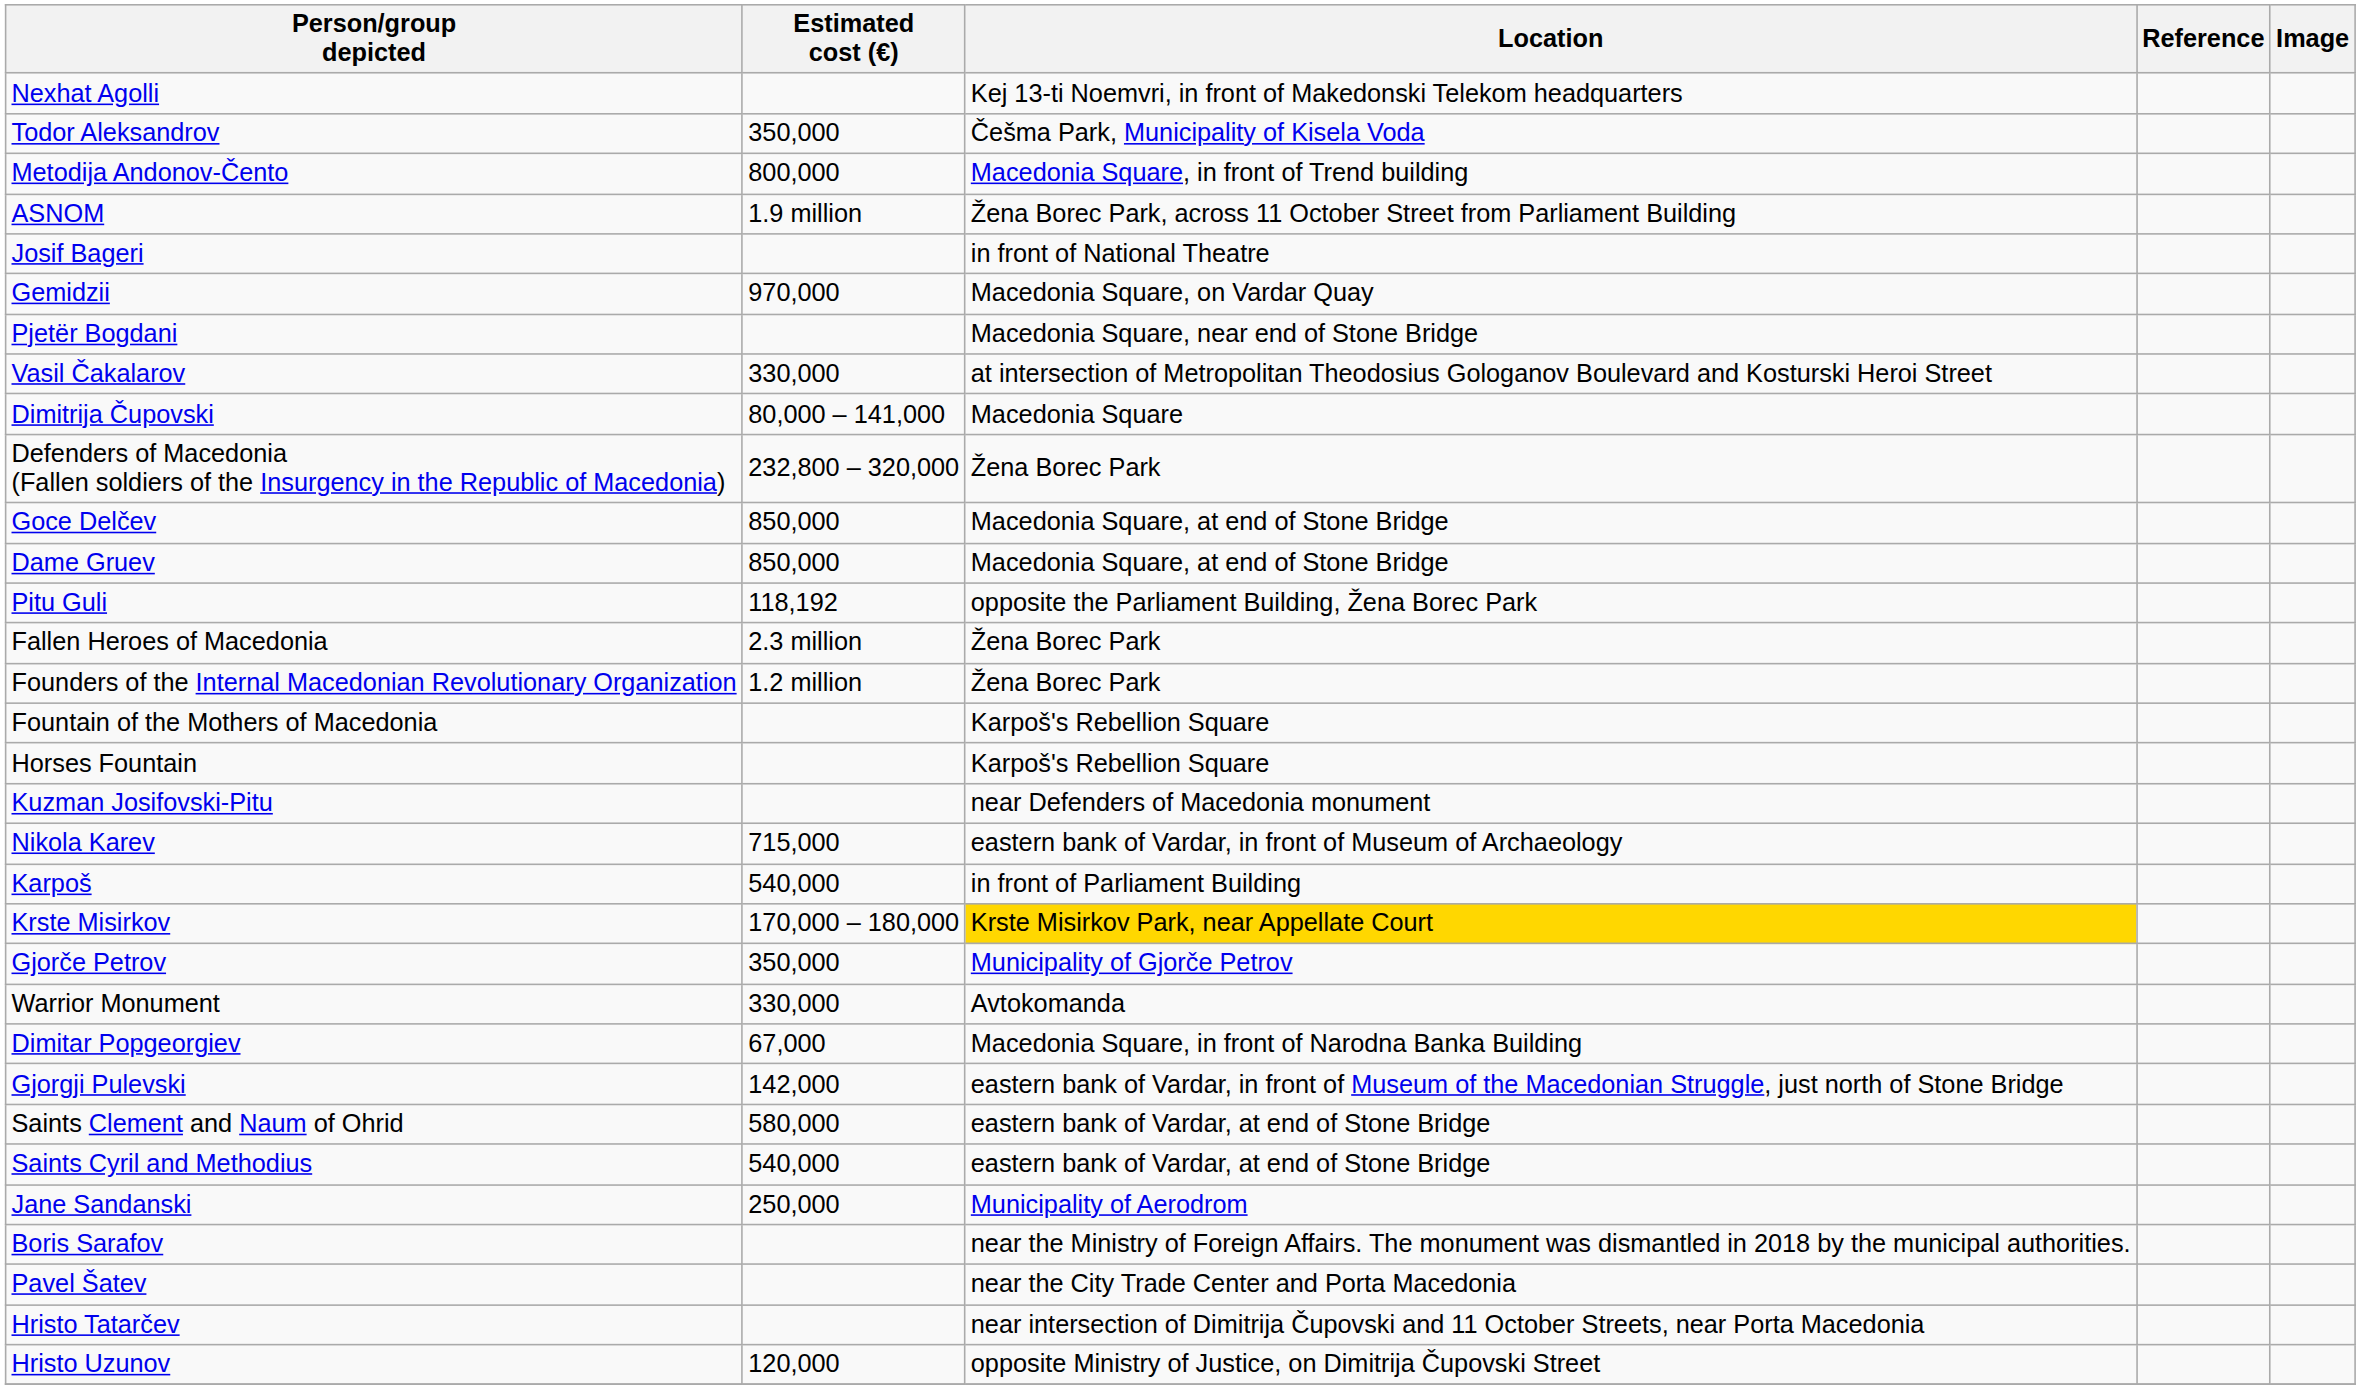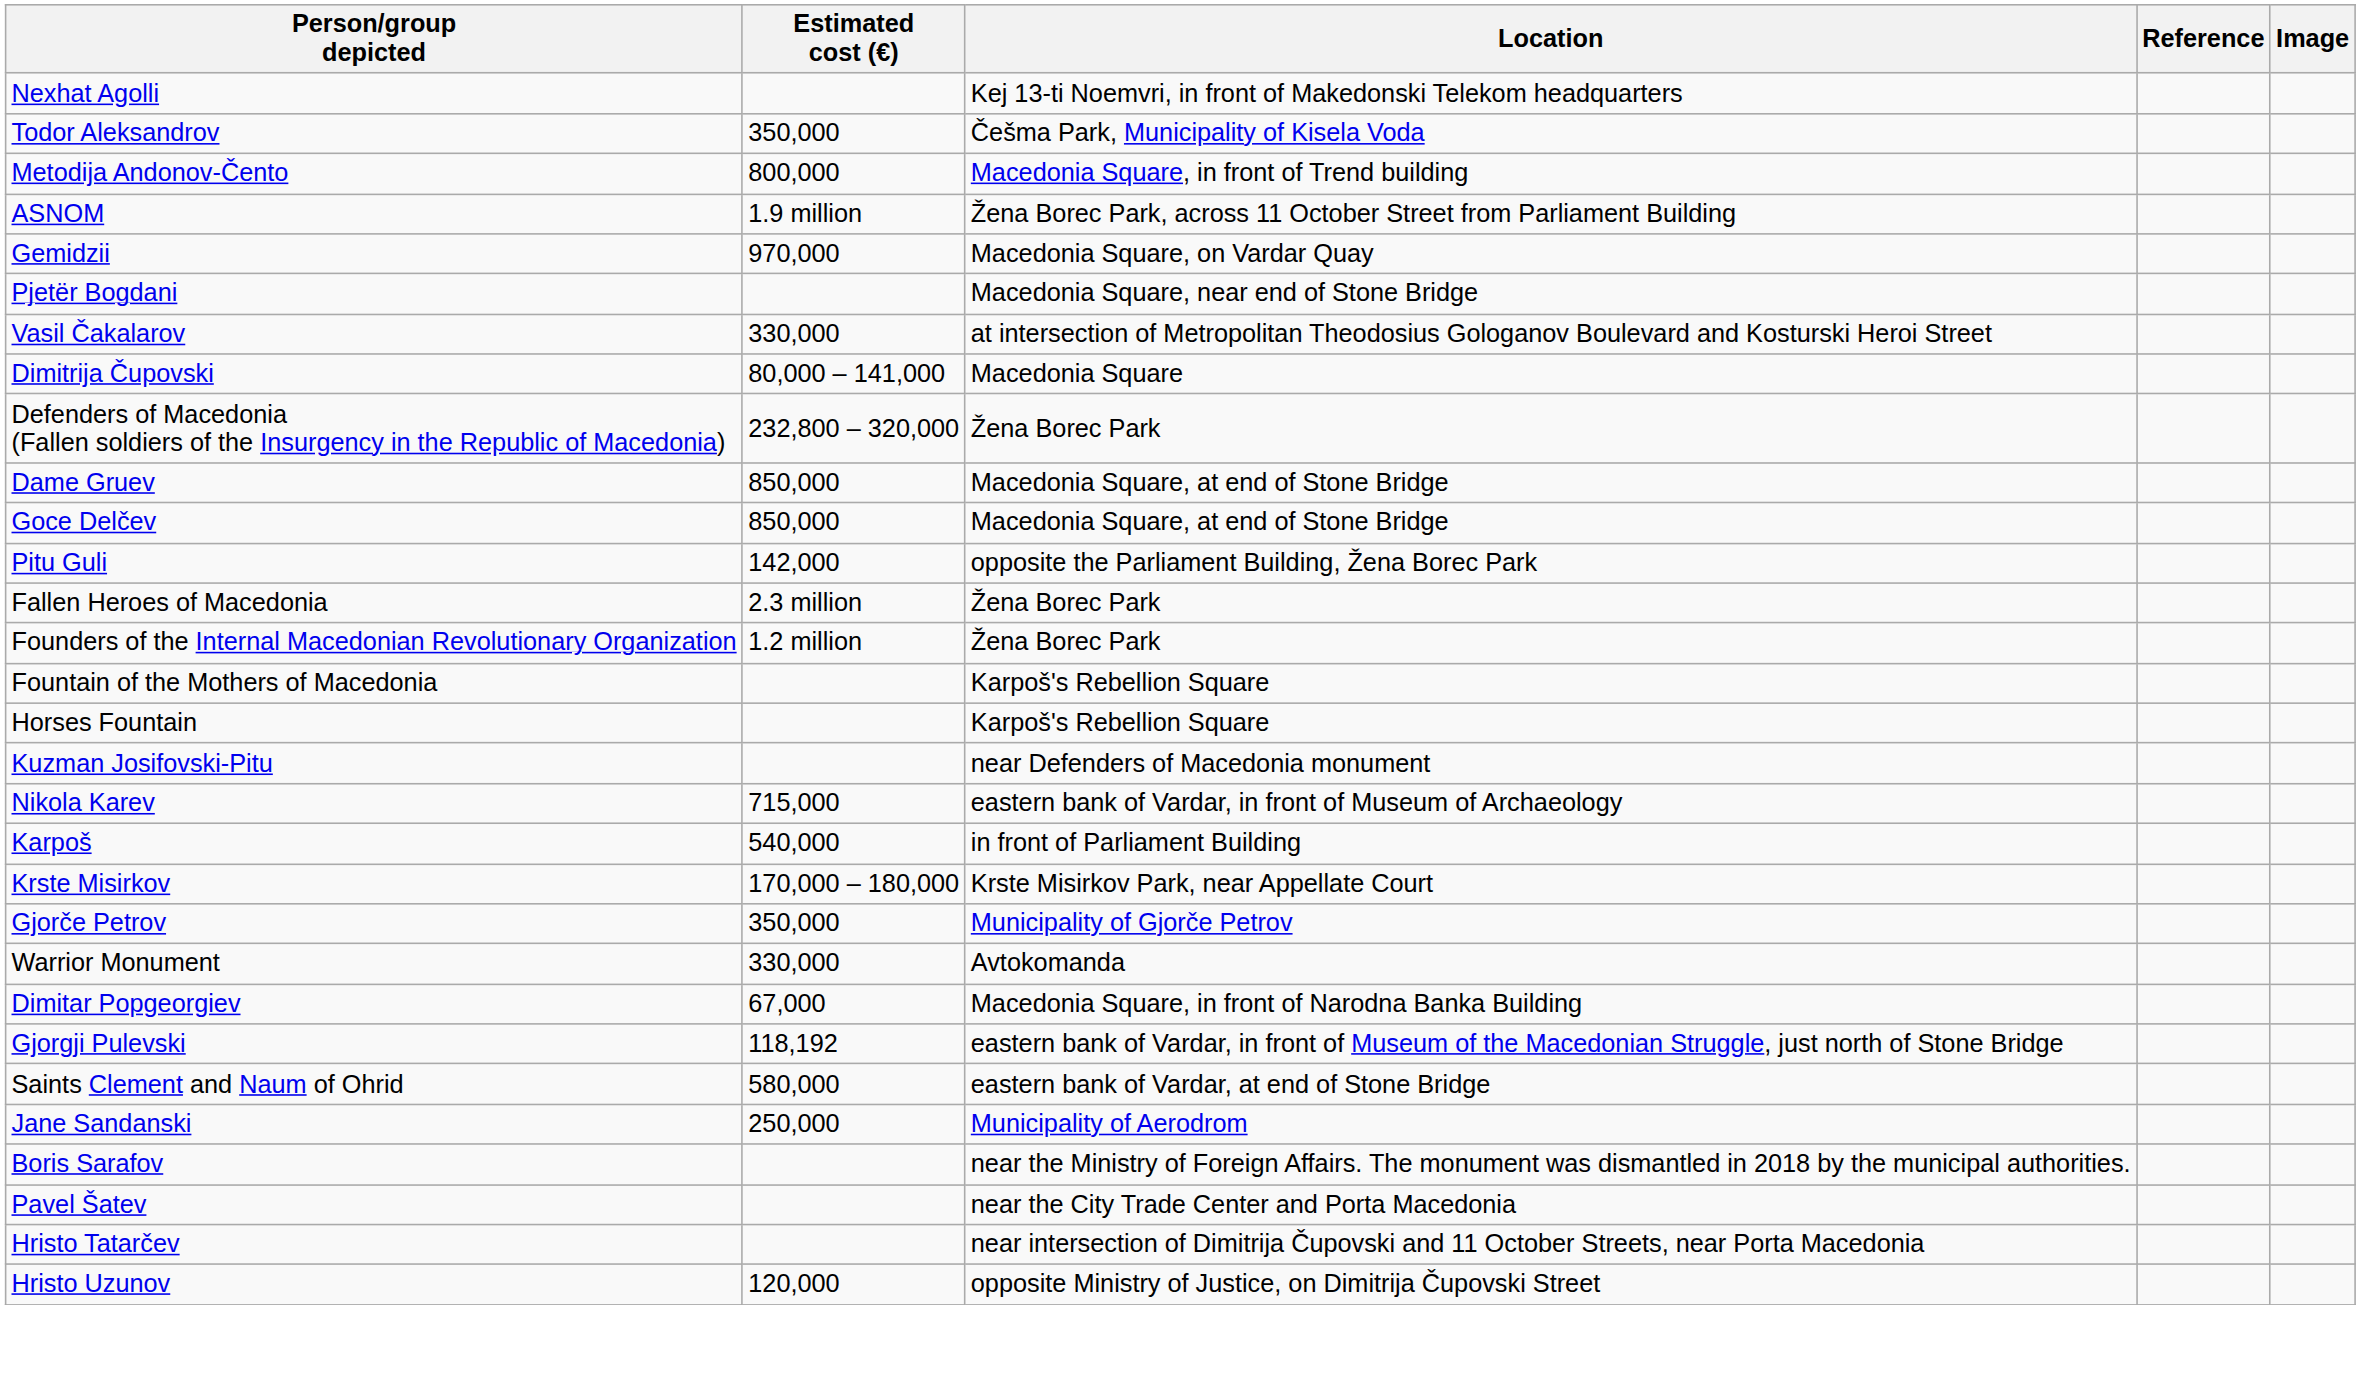- row: (78, 253)
rows swapped: (84, 522) <-> (83, 562)
(793, 602) 118,192 -> (794, 562) 142,000
(1202, 923) gold background -> (1202, 883) no background
(794, 1083) 142,000 -> (793, 1043) 118,192
- row: (162, 1163)
